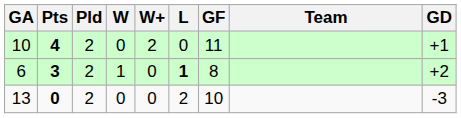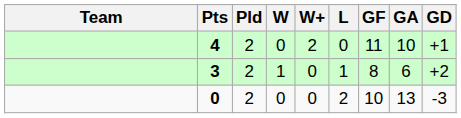columns swapped: (326, 17) <-> (21, 17)
(183, 71) bold -> (344, 71) normal
